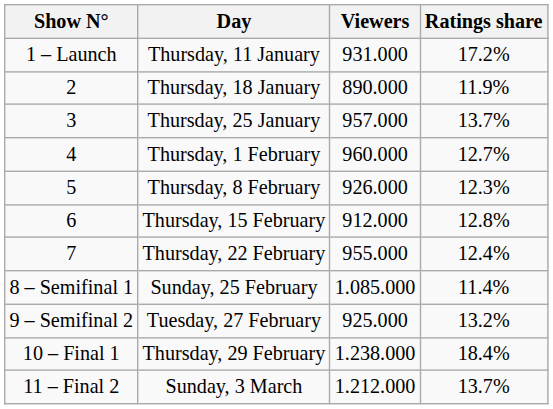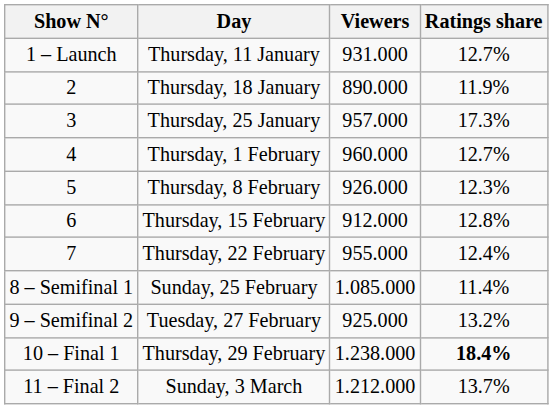(484, 54) 17.2% -> (484, 54) 12.7%
(484, 121) 13.7% -> (484, 121) 17.3%
(484, 354) normal -> (484, 354) bold
